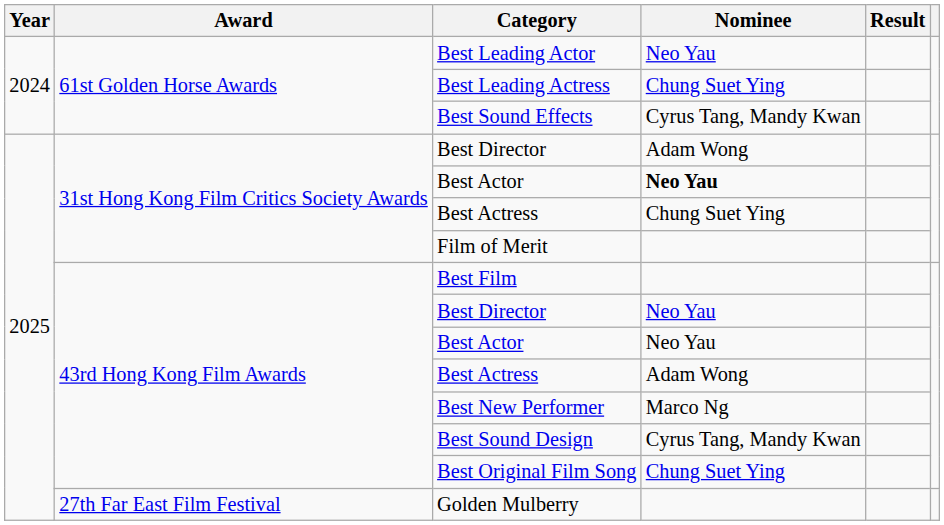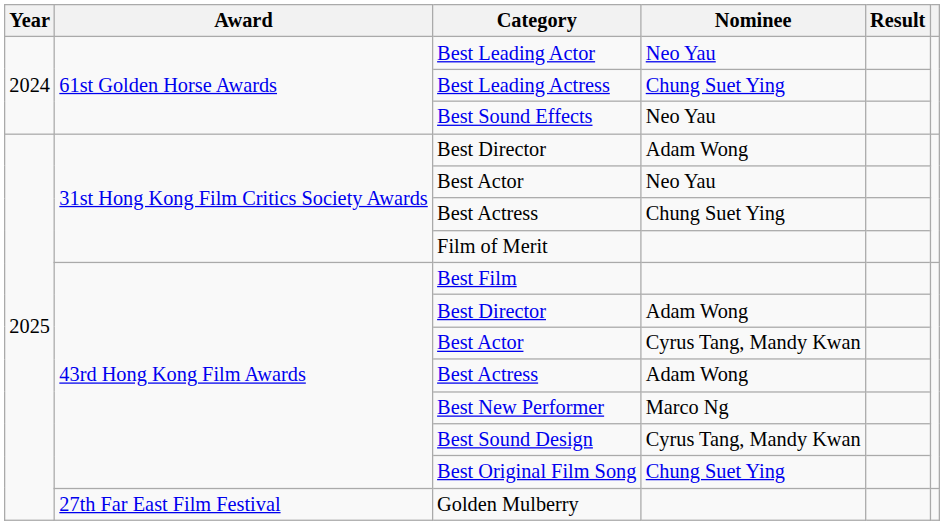(753, 117) Cyrus Tang, Mandy Kwan -> (681, 117) Neo Yau
(682, 181) bold -> (681, 181) normal
(681, 310) Neo Yau -> (697, 310) Adam Wong
(681, 342) Neo Yau -> (753, 342) Cyrus Tang, Mandy Kwan
